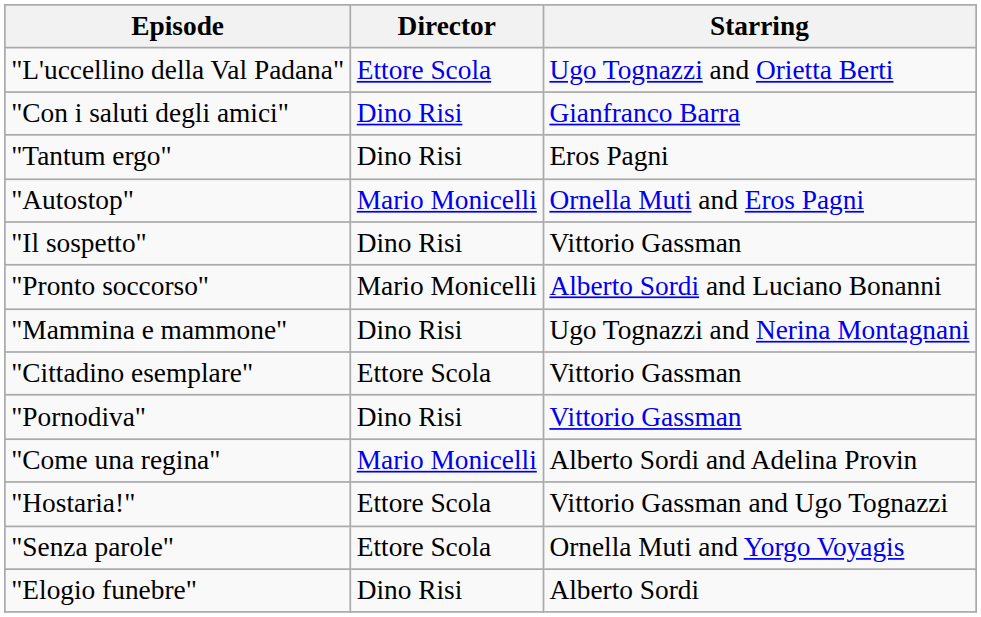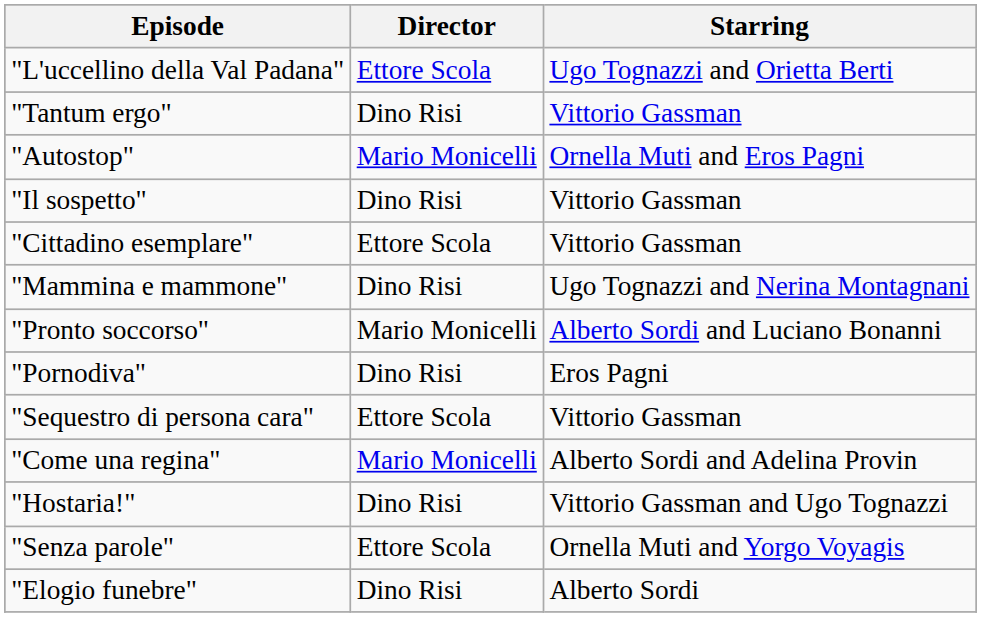- row: (150, 112)
(609, 156) Eros Pagni -> (645, 112) Vittorio Gassman
rows swapped: (110, 286) <-> (132, 373)
(645, 416) Vittorio Gassman -> (609, 373) Eros Pagni
+ row: (162, 416)
(424, 503) Ettore Scola -> (410, 503) Dino Risi
